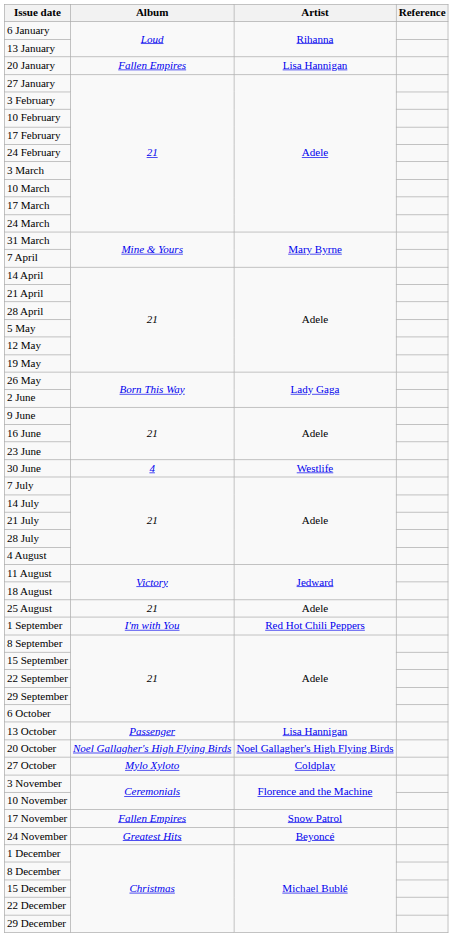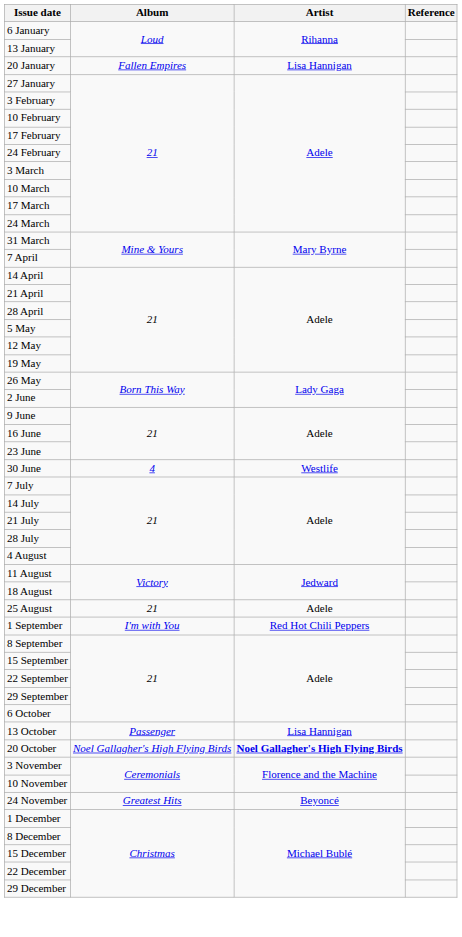(315, 748) normal -> (320, 748) bold
- row: (32, 766)
- row: (37, 818)
